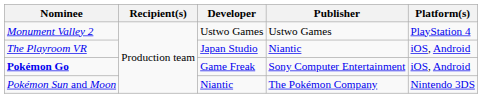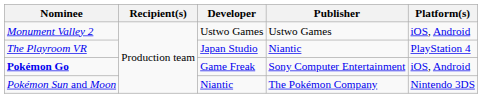(441, 31) PlayStation 4 -> (440, 31) iOS, Android
(440, 48) iOS, Android -> (441, 48) PlayStation 4
